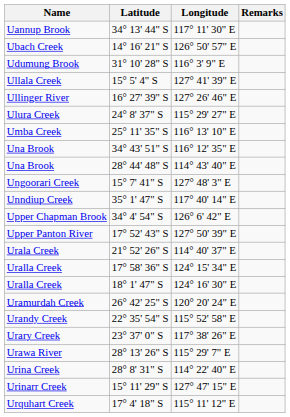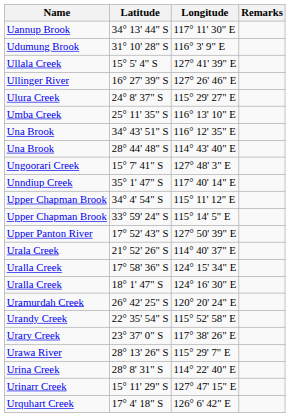- row: (140, 47)
(202, 217) 126° 6' 42" E -> (204, 200) 115° 11' 12" E
+ row: (140, 217)
(204, 404) 115° 11' 12" E -> (202, 404) 126° 6' 42" E
